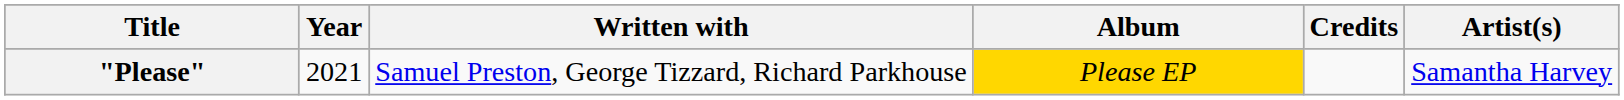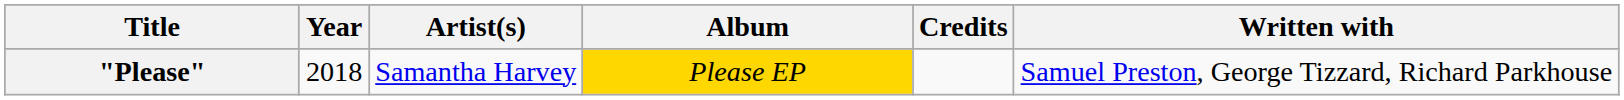columns swapped: (1512, 26) <-> (671, 26)
(334, 71) 2021 -> (334, 71) 2018
